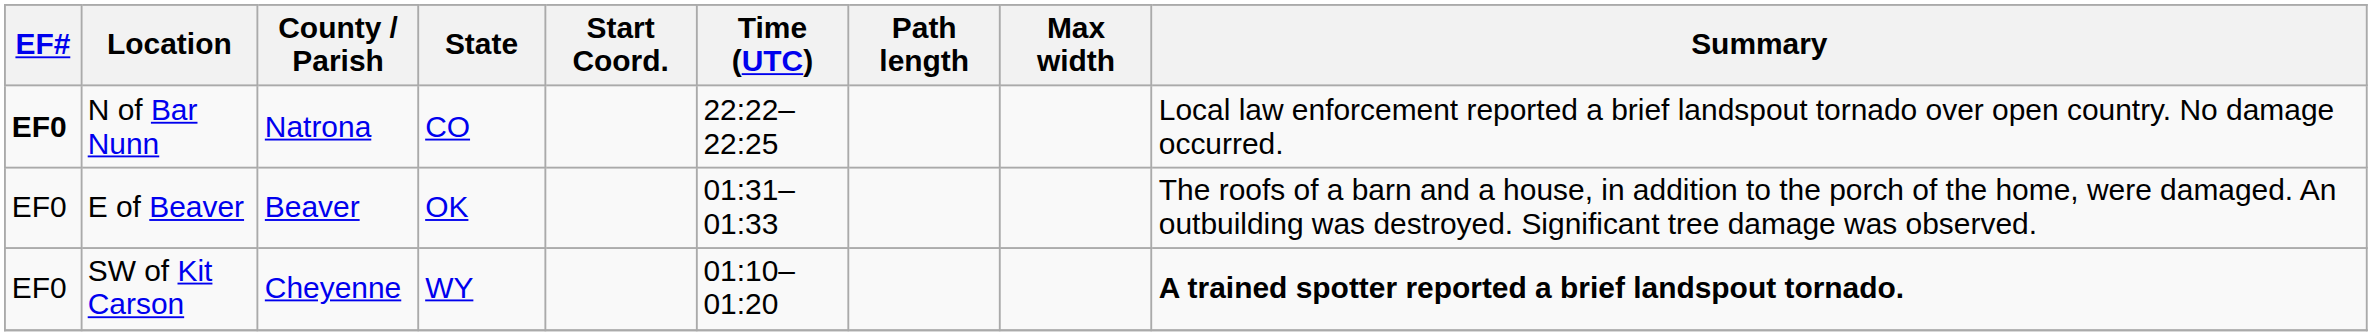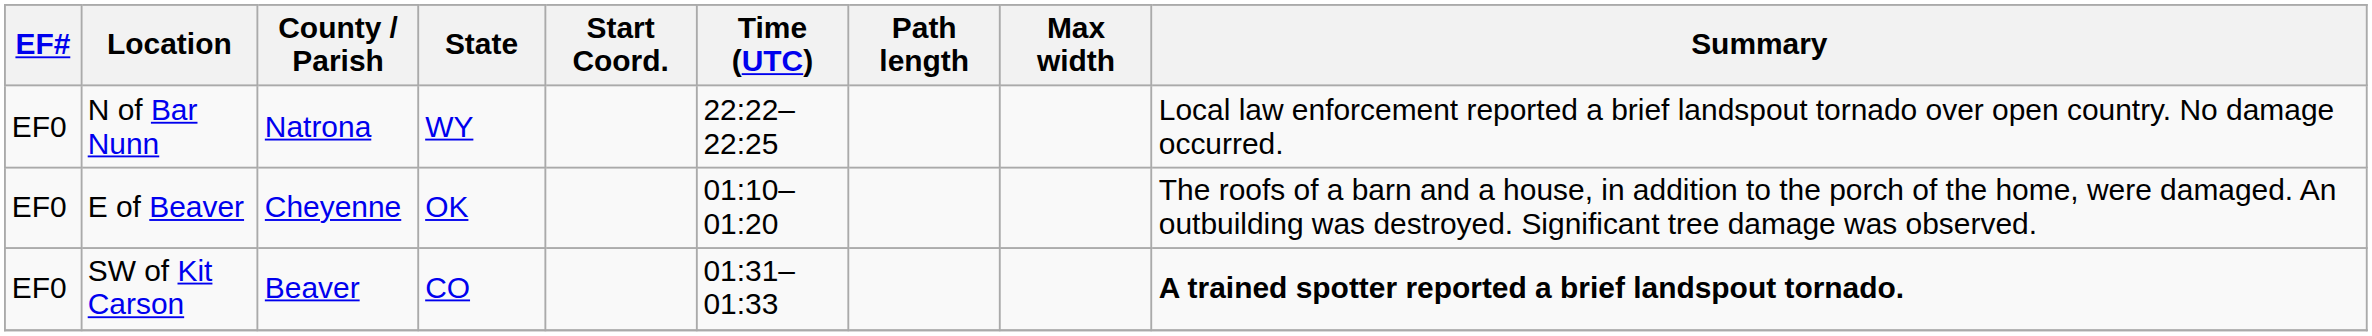(39, 126) bold -> (39, 126) normal
(448, 126) CO -> (449, 126) WY
(312, 207) Beaver -> (333, 207) Cheyenne
(749, 207) 01:31–01:33 -> (749, 207) 01:10–01:20
(333, 288) Cheyenne -> (312, 288) Beaver
(449, 288) WY -> (448, 288) CO
(749, 288) 01:10–01:20 -> (749, 288) 01:31–01:33
